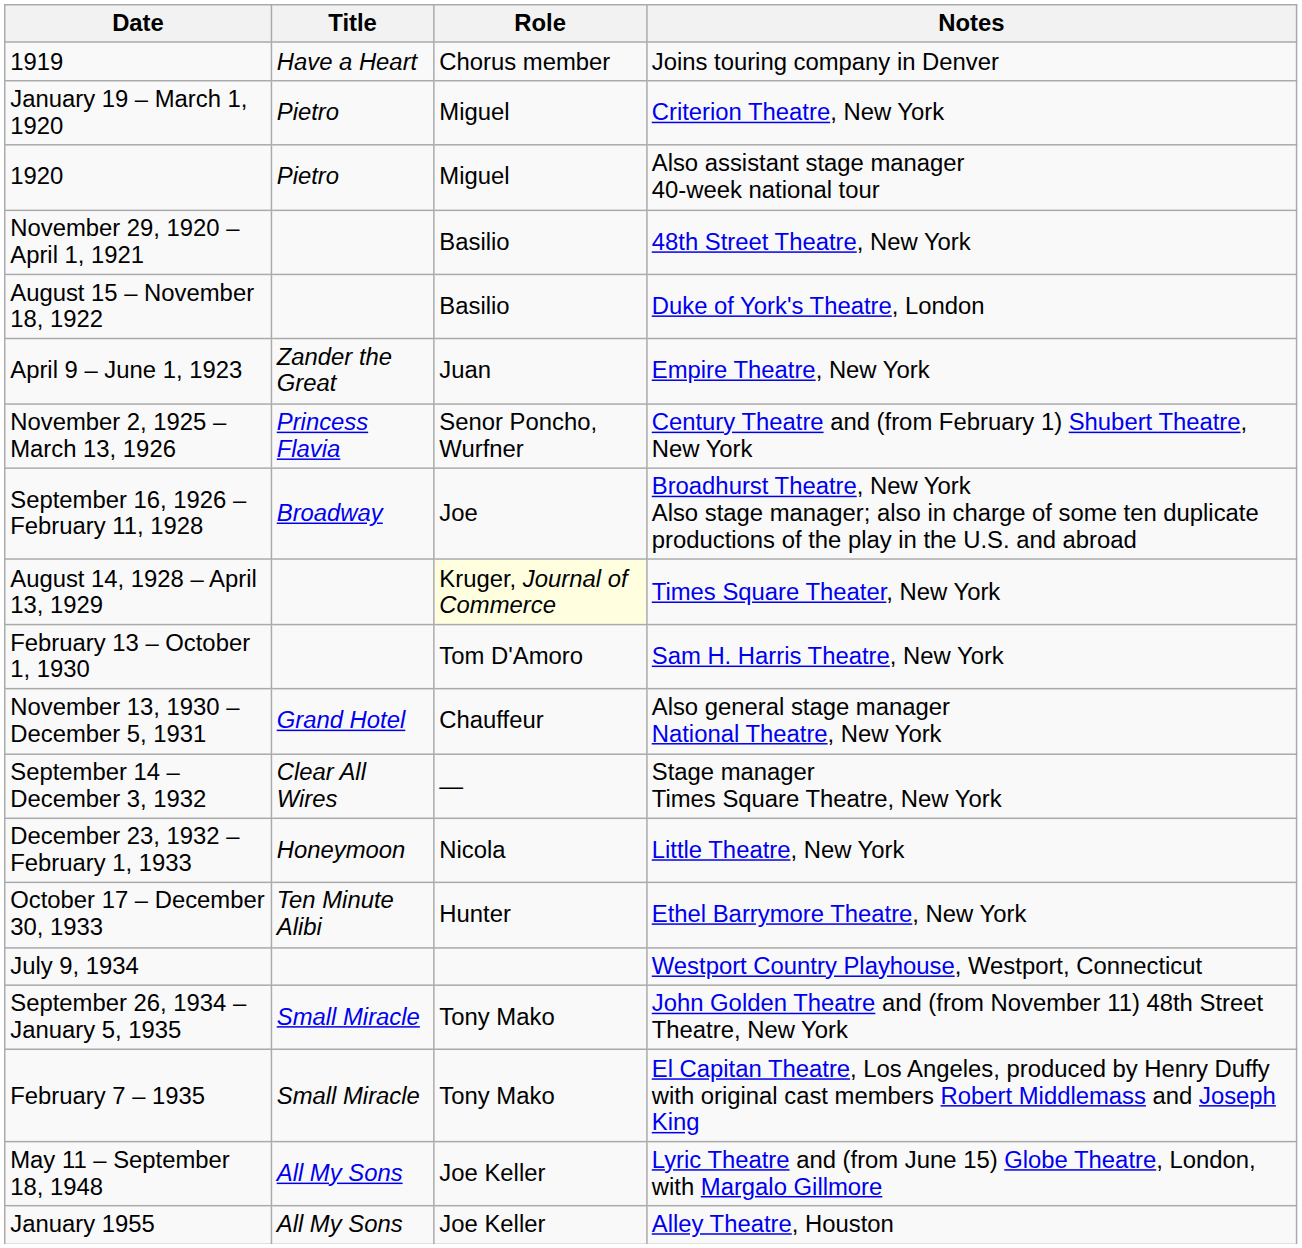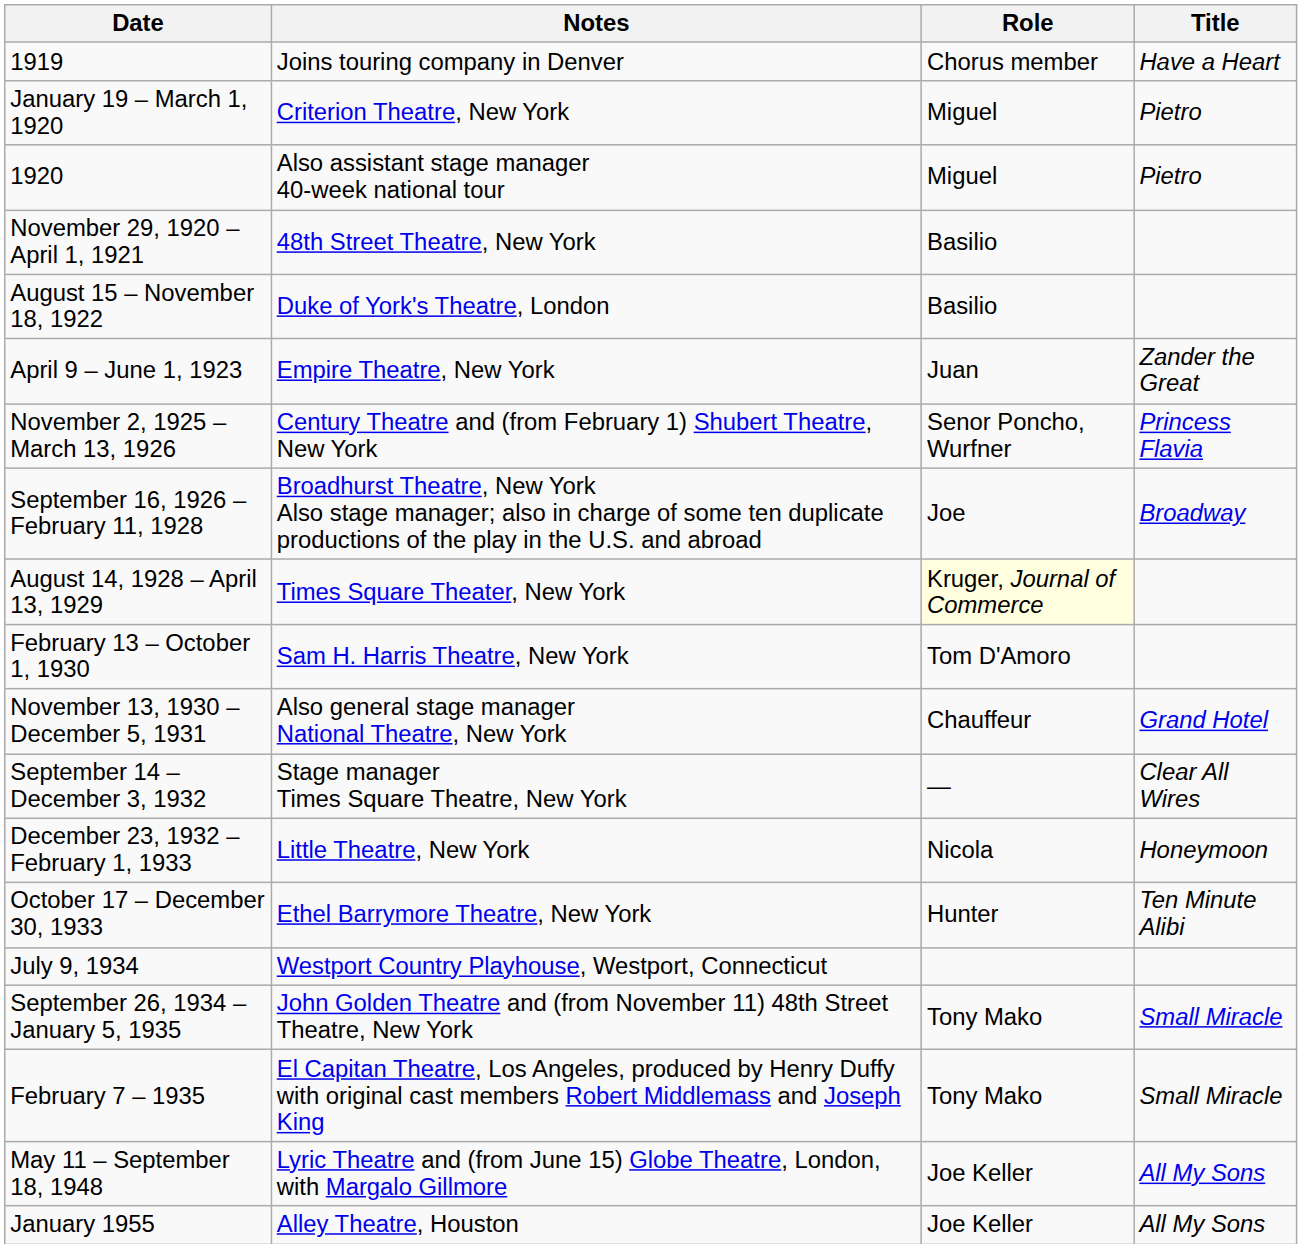columns swapped: (353, 23) <-> (971, 23)
